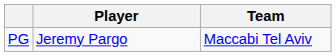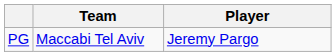columns swapped: (116, 16) <-> (266, 16)
